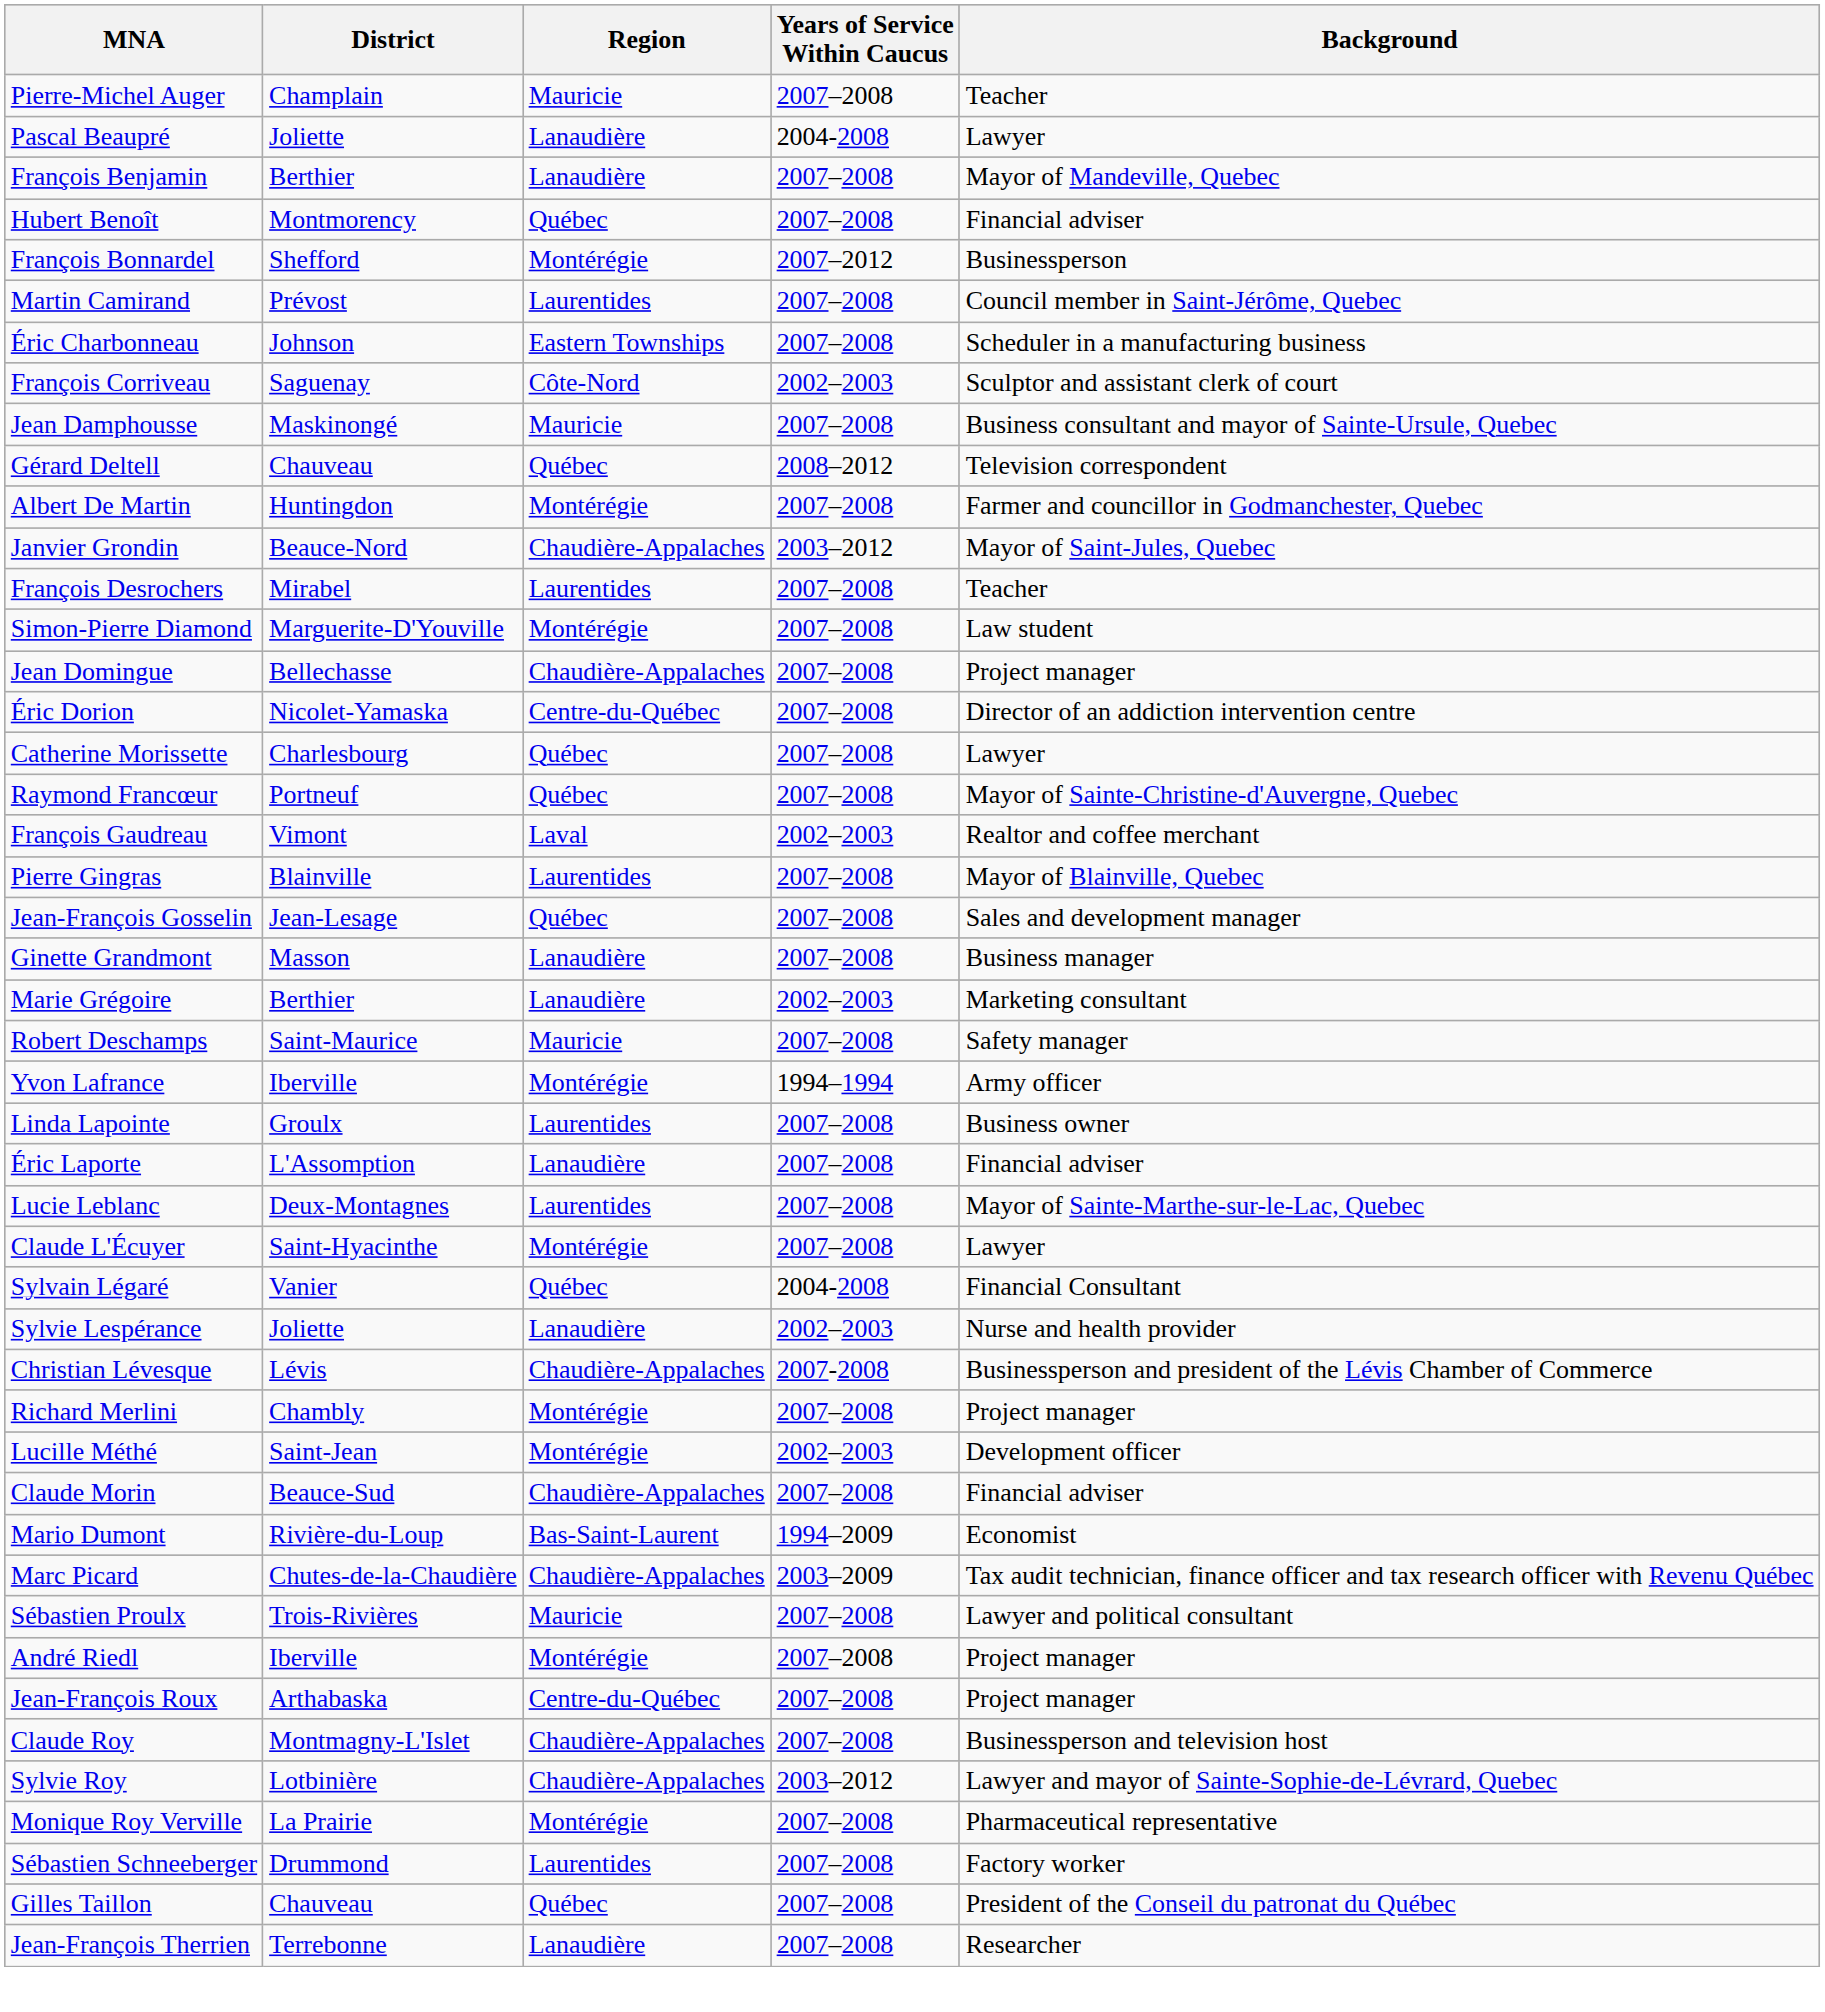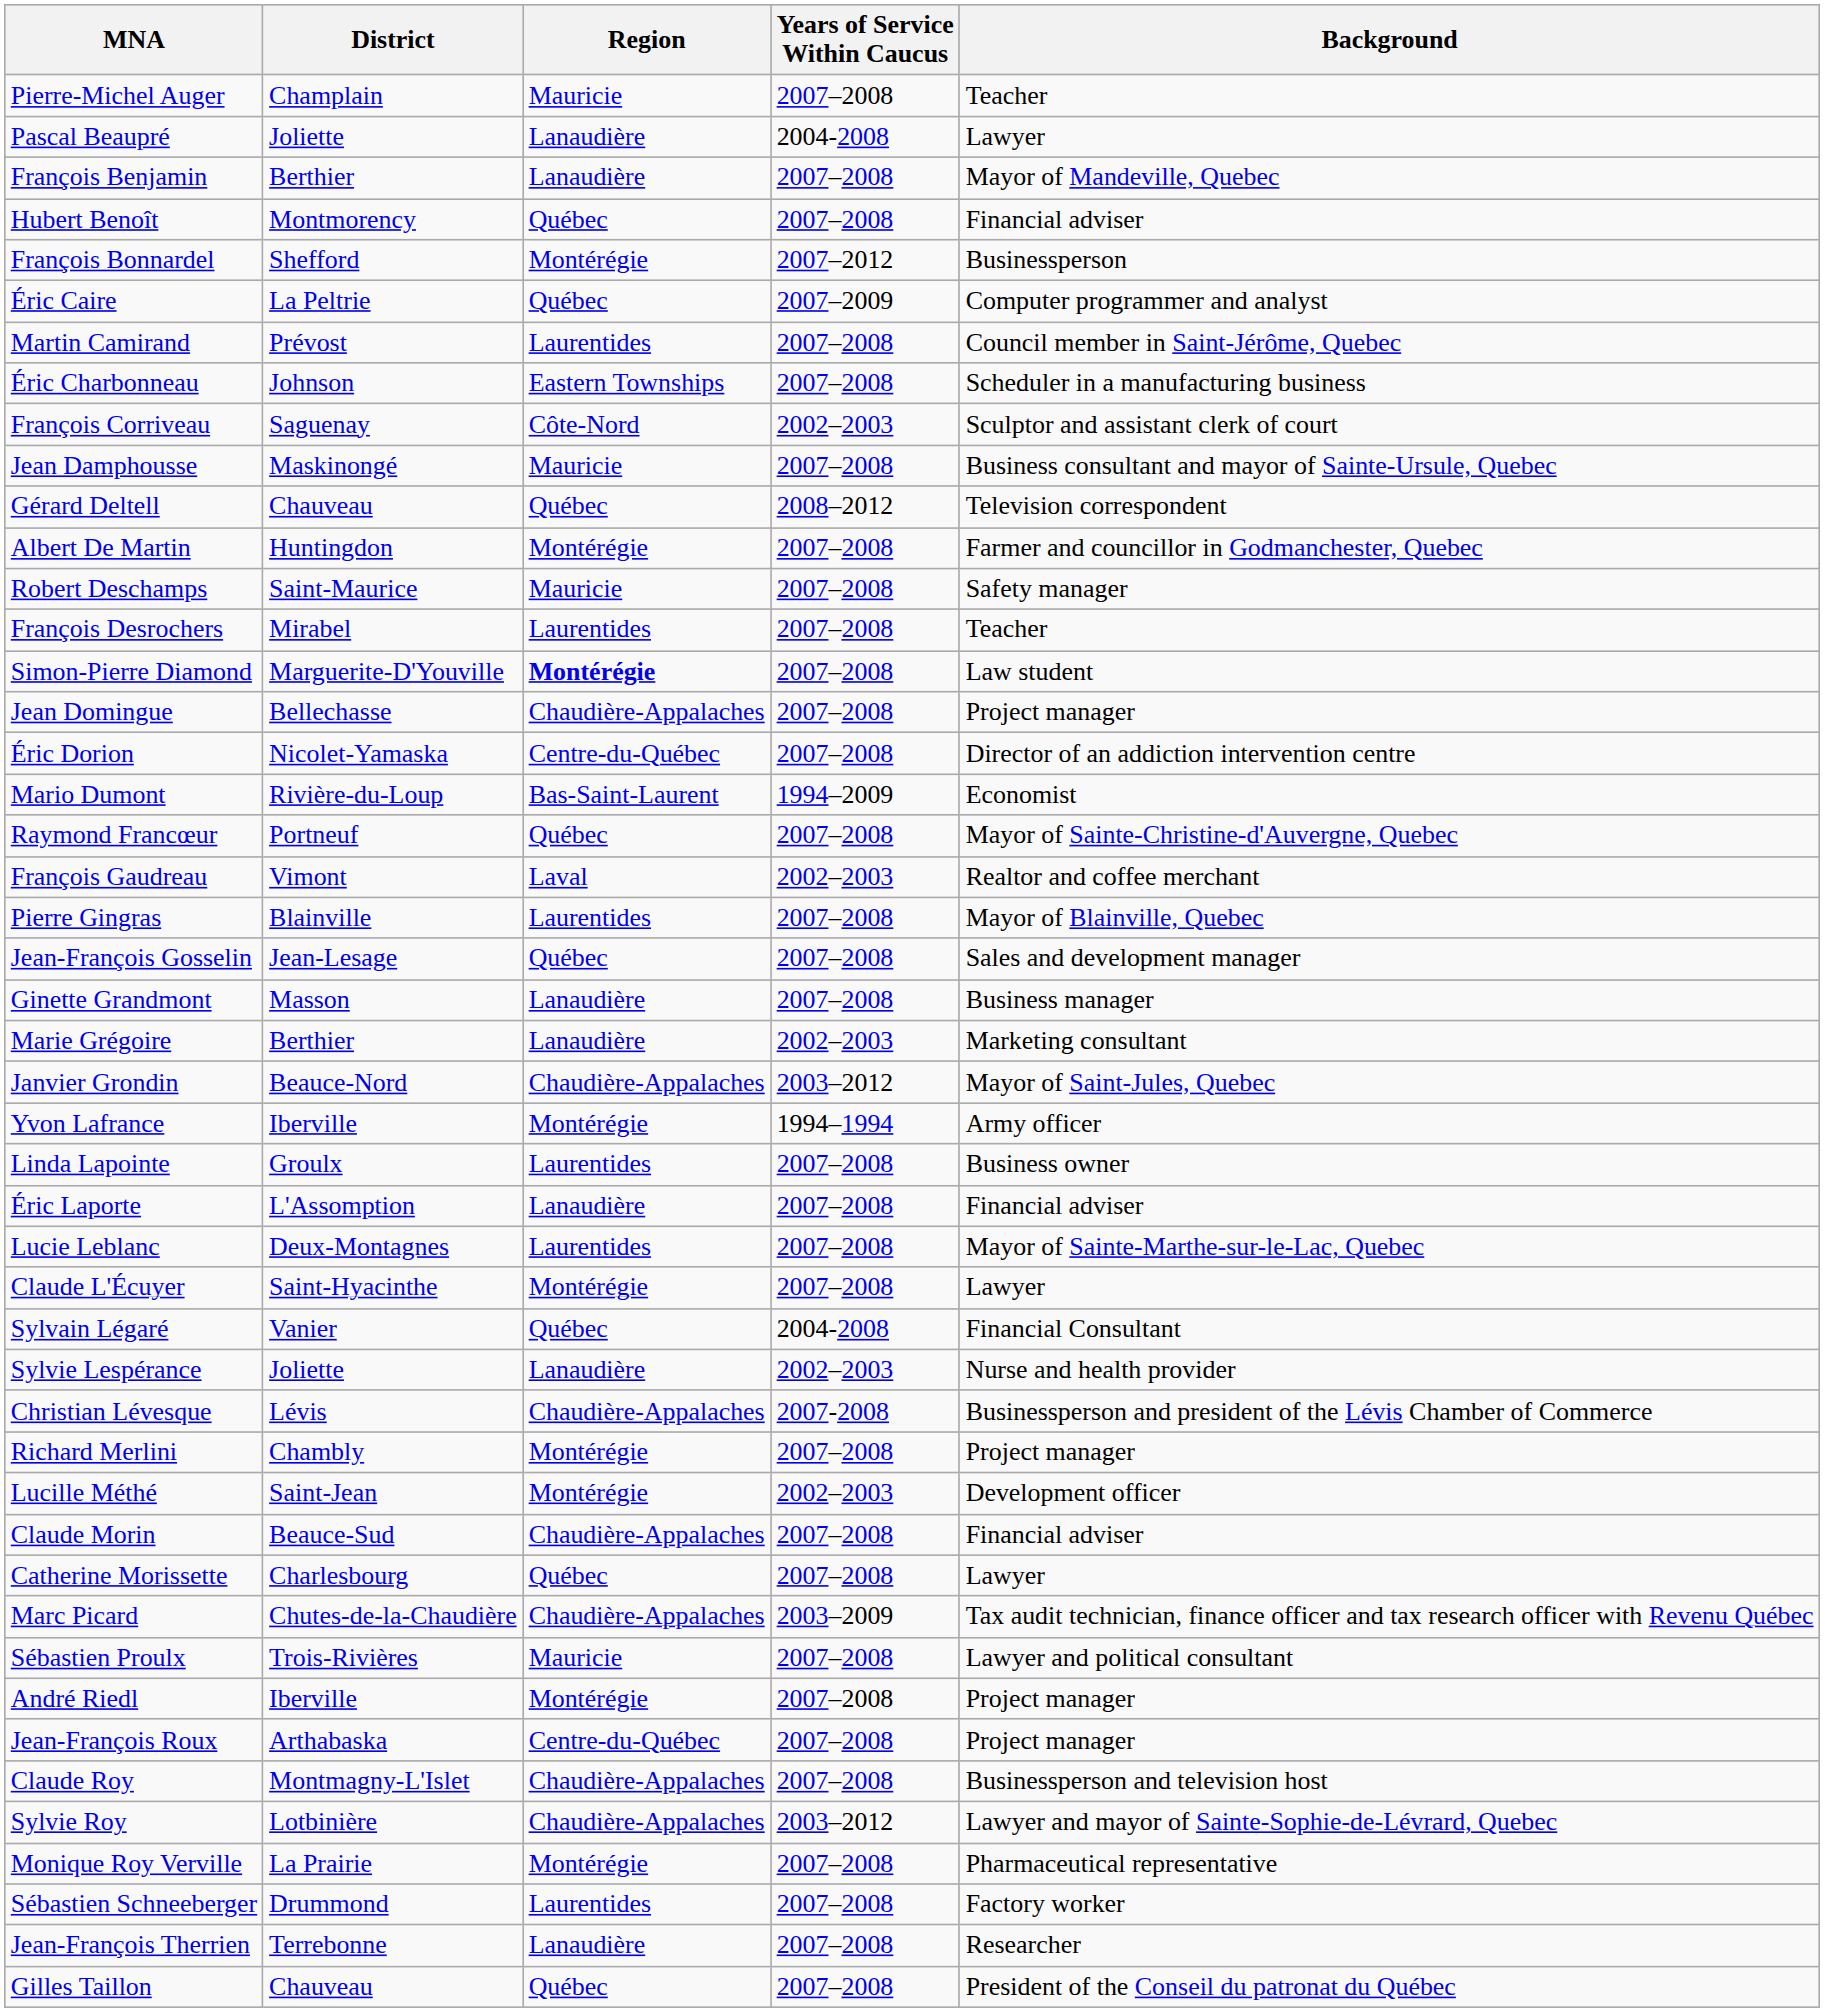+ row: (64, 300)
rows swapped: (109, 1040) <-> (95, 547)
(588, 629) normal -> (592, 670) bold
rows swapped: (88, 1534) <-> (119, 753)
rows swapped: (81, 1904) <-> (130, 1945)
